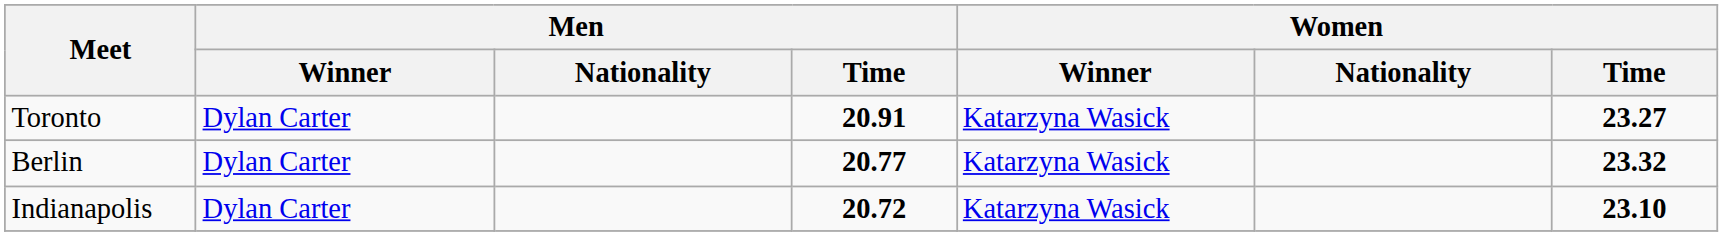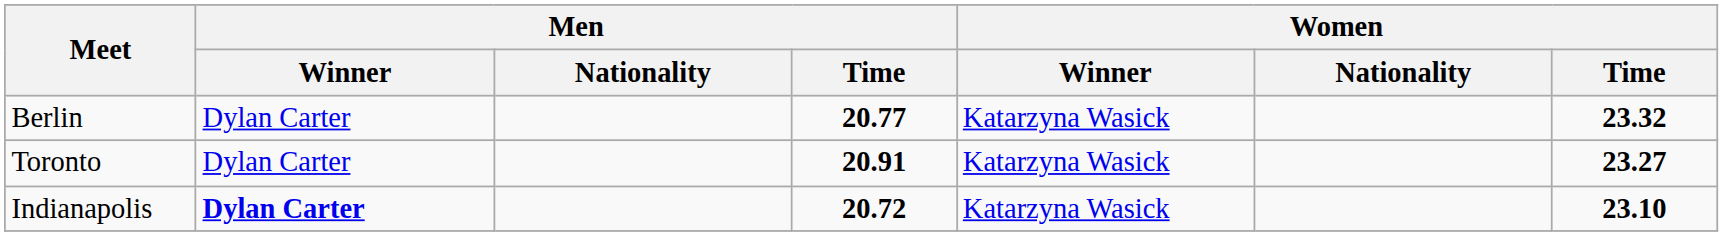rows swapped: (47, 162) <-> (56, 117)
(277, 207) normal -> (284, 207) bold
